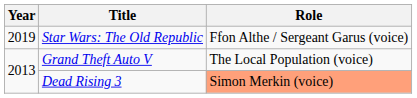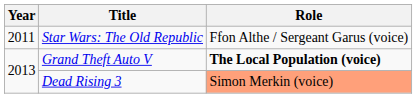(22, 37) 2019 -> (21, 37) 2011
(291, 59) normal -> (295, 59) bold
